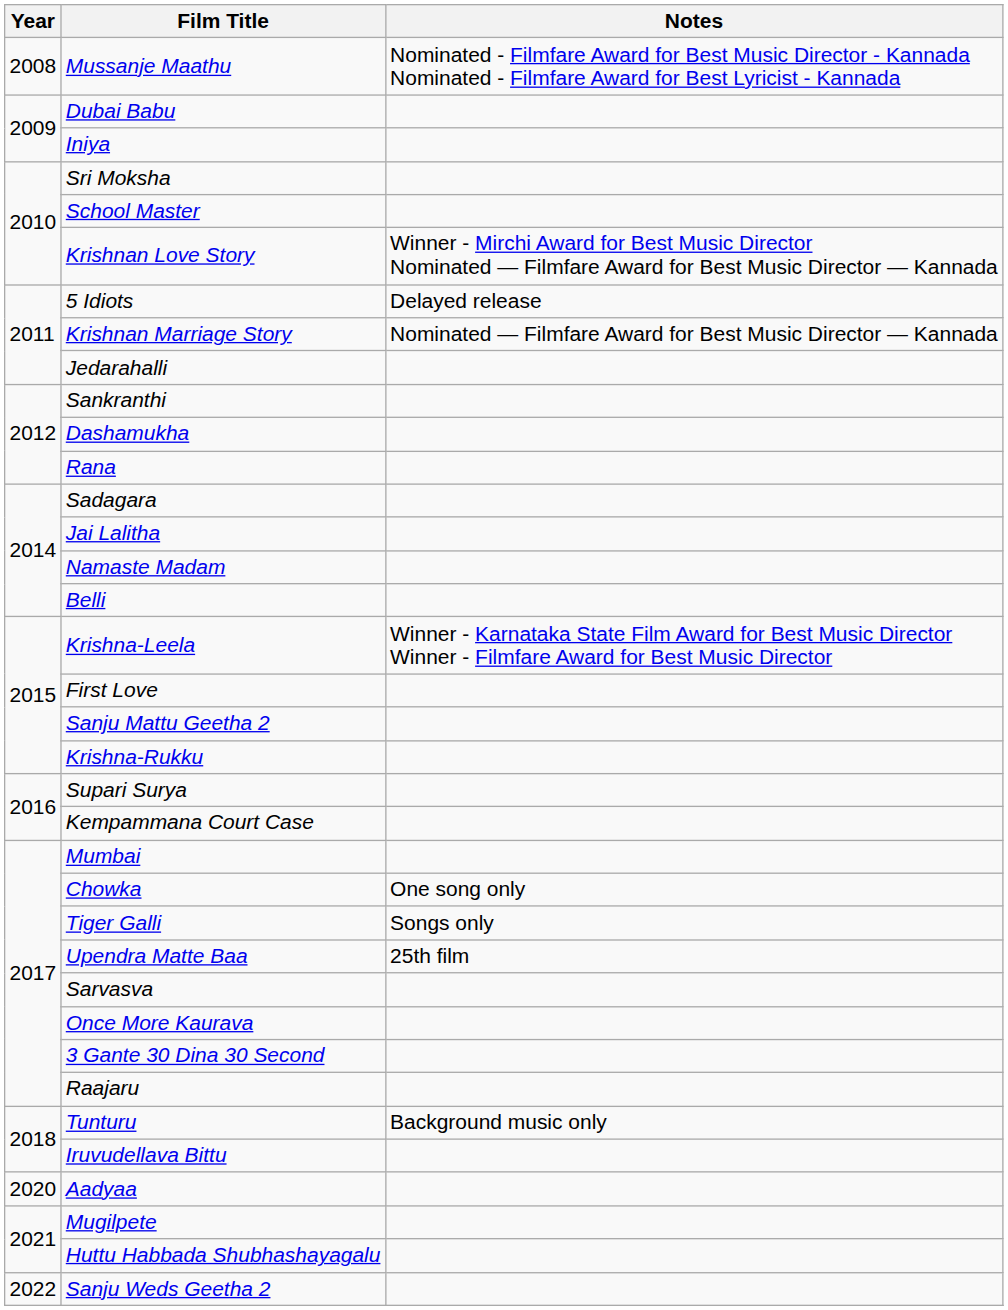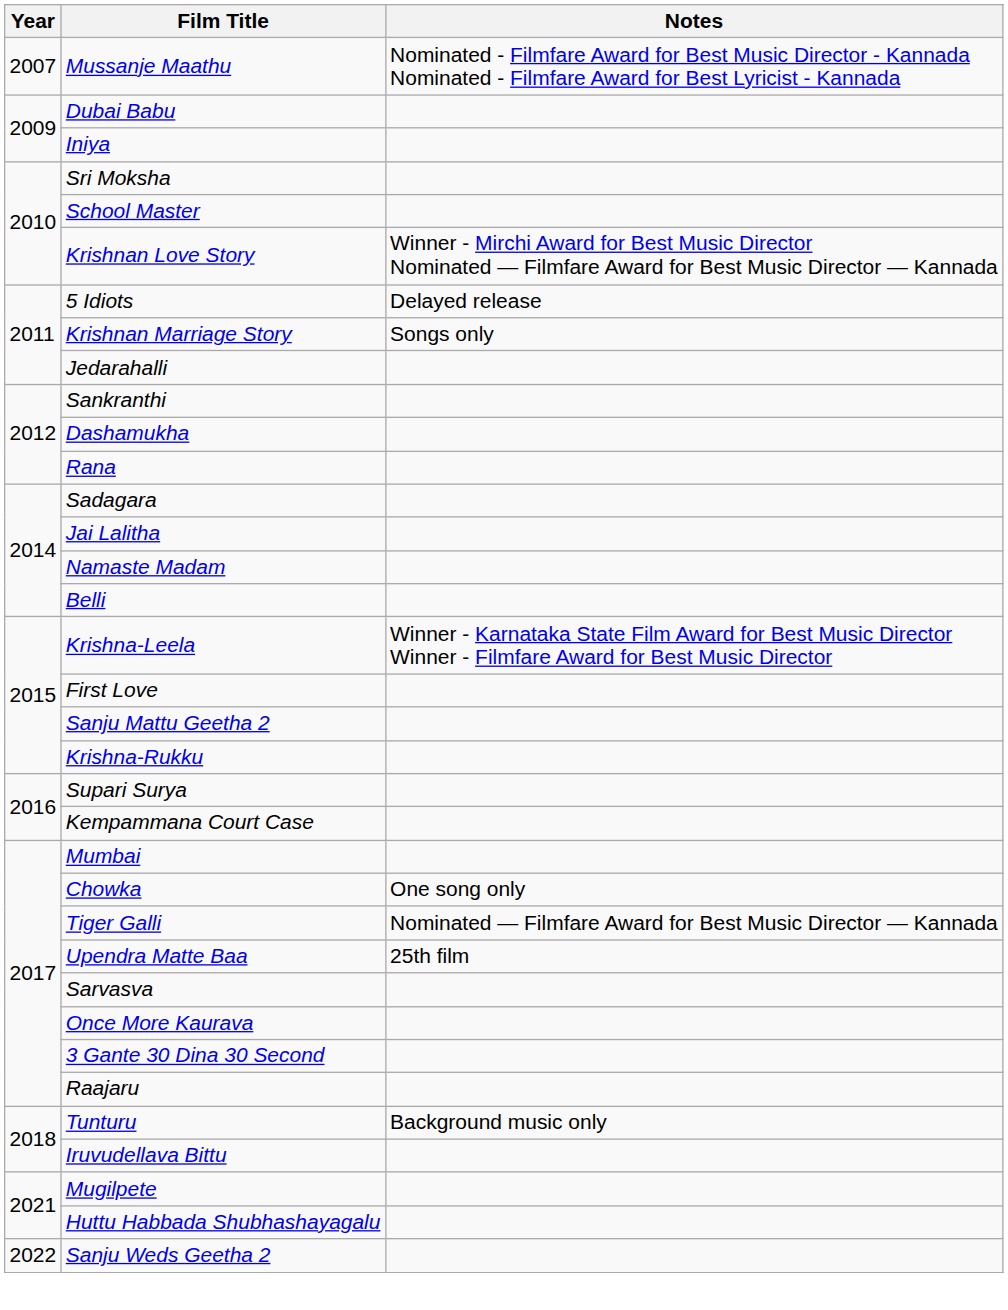(33, 66) 2008 -> (33, 66) 2007
(694, 334) Nominated — Filmfare Award for Best Music Director — Kannada -> (442, 334) Songs only
(442, 922) Songs only -> (694, 922) Nominated — Filmfare Award for Best Music Director — Kannada
- row: (101, 1188)
